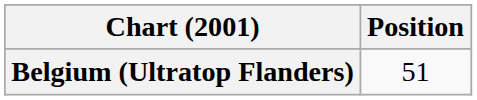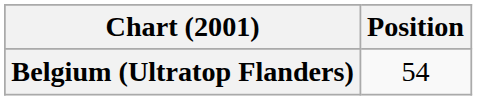(415, 71) 51 -> (415, 71) 54
